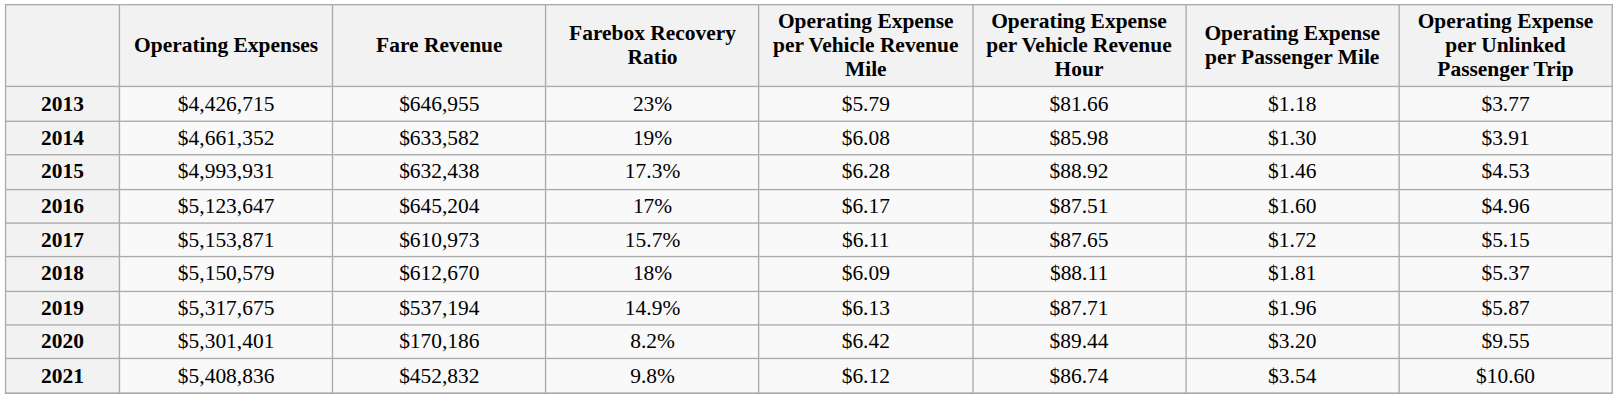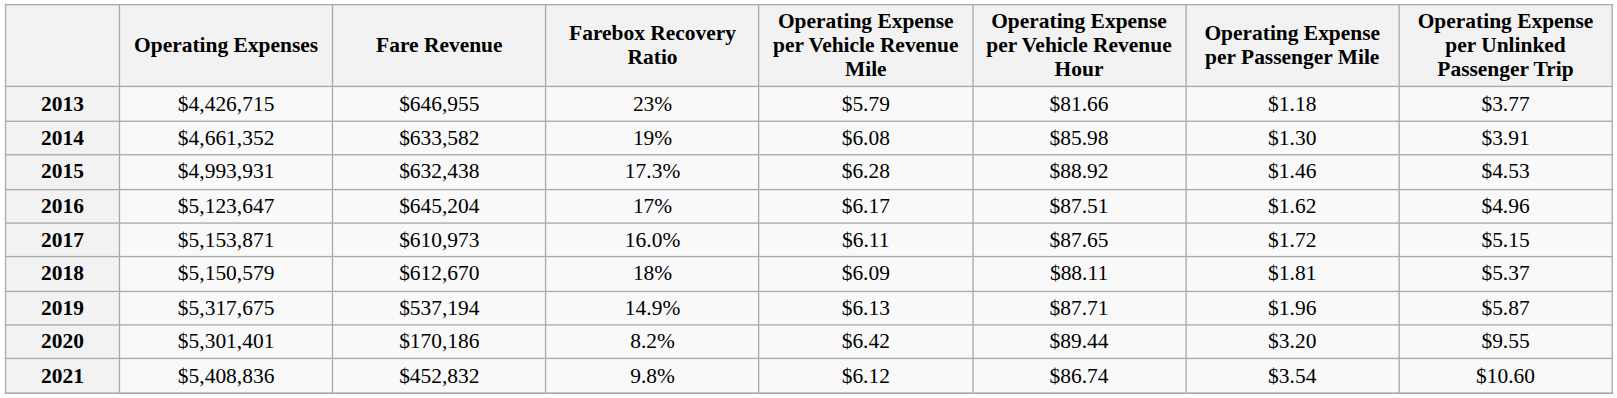(1292, 205) $1.60 -> (1292, 205) $1.62
(653, 239) 15.7% -> (653, 239) 16.0%
